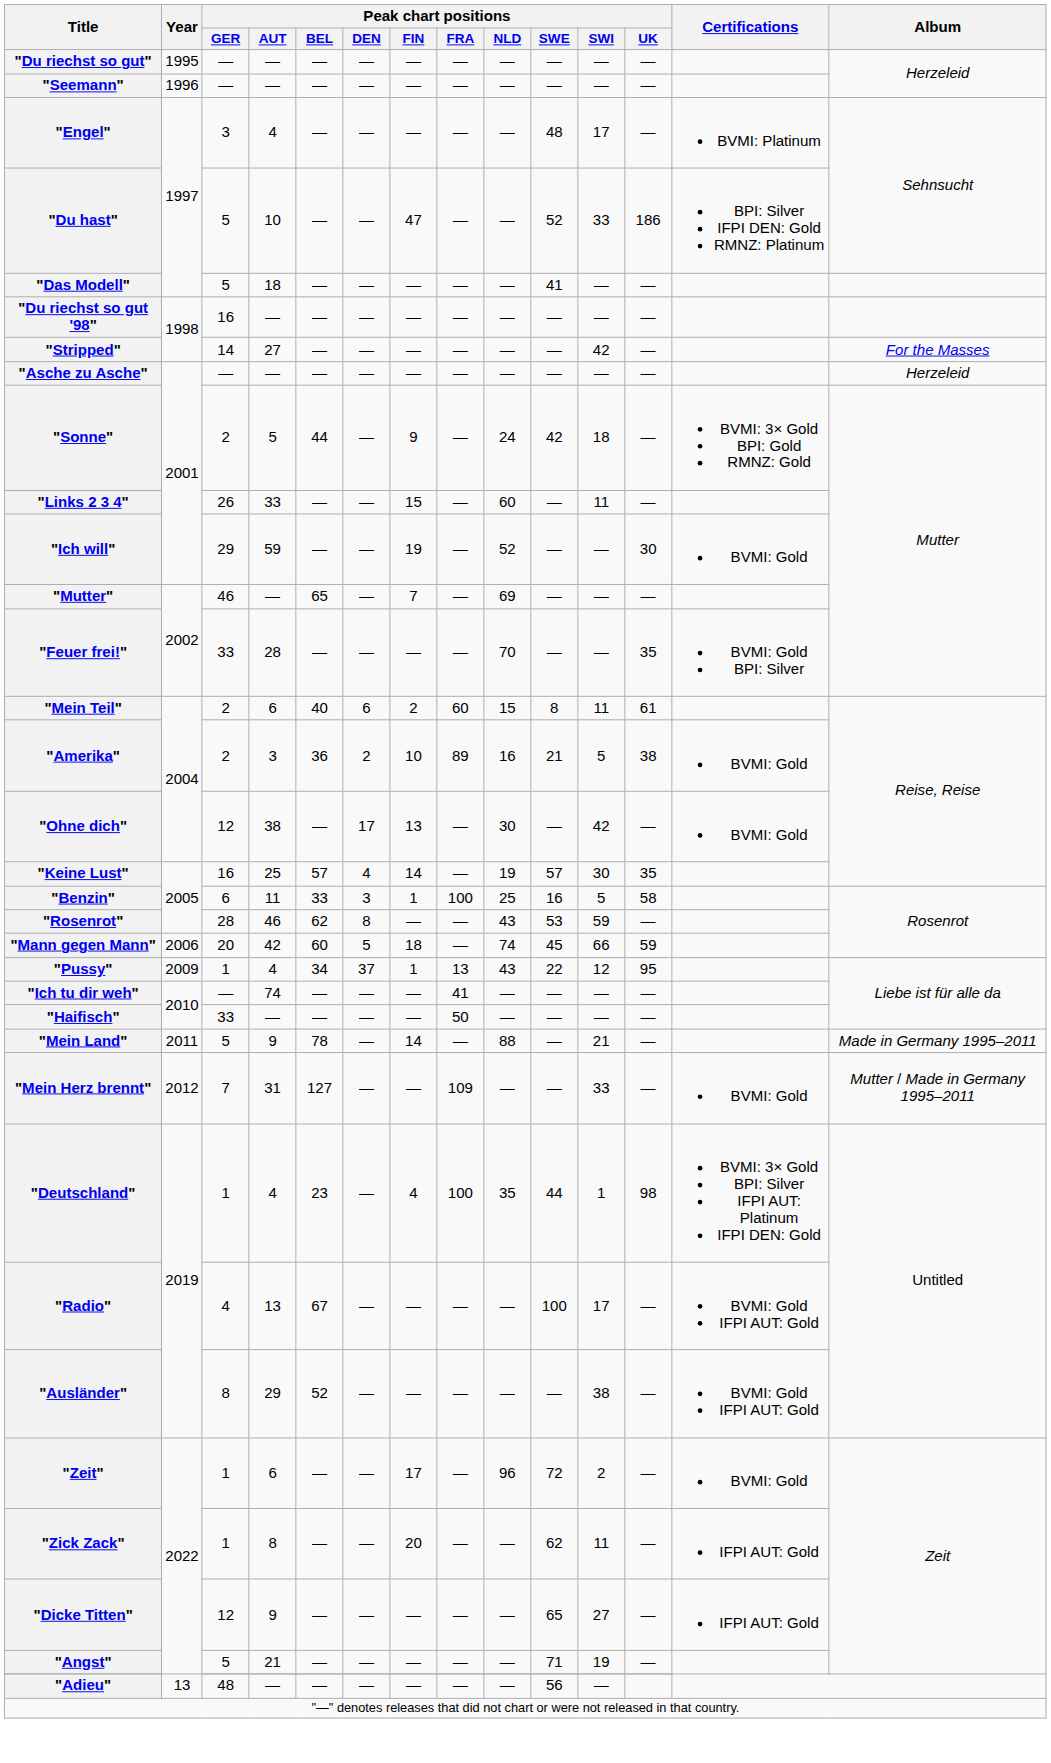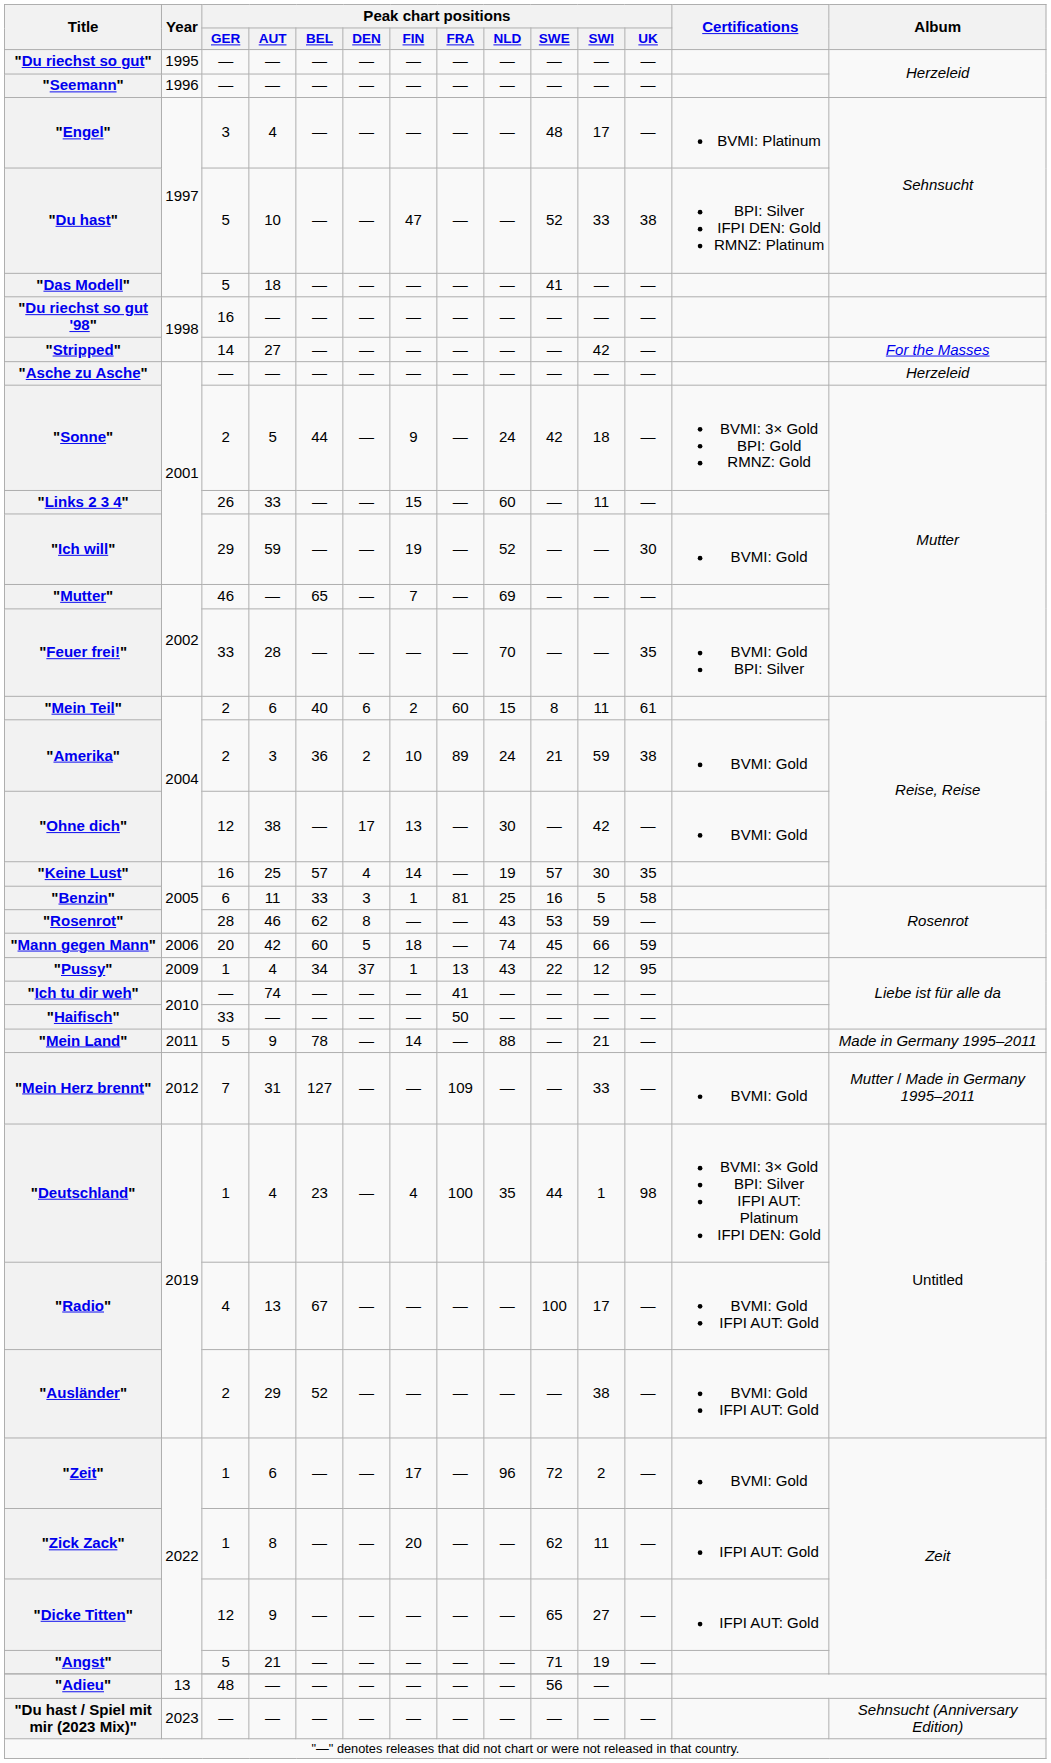(648, 220) 186 -> (648, 220) 38
(507, 755) 16 -> (507, 755) 24
(601, 755) 5 -> (601, 755) 59
(460, 897) 100 -> (460, 897) 81
(226, 1393) 8 -> (226, 1393) 2
+ row: (83, 1718)
